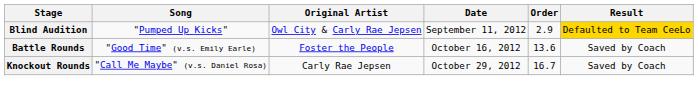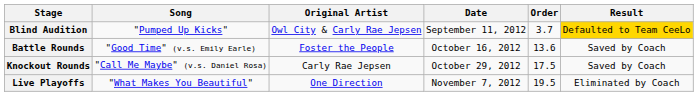(544, 30) 2.9 -> (544, 30) 3.7
(544, 65) 16.7 -> (544, 65) 17.5
+ row: (48, 83)
